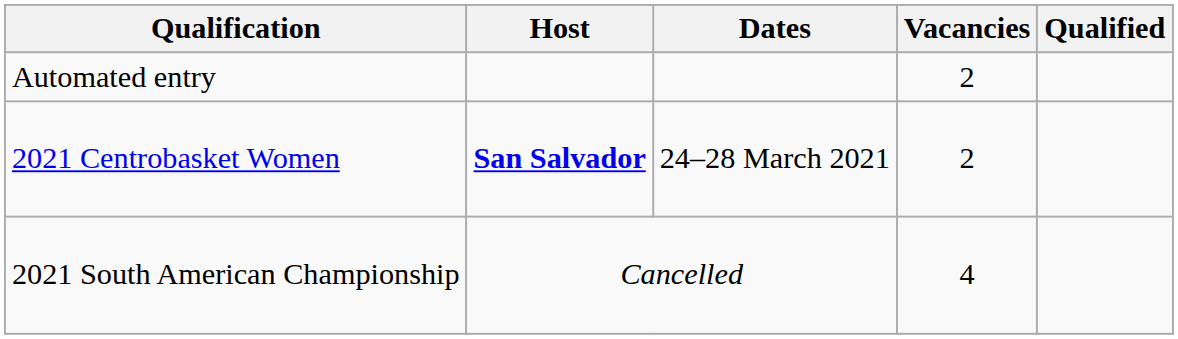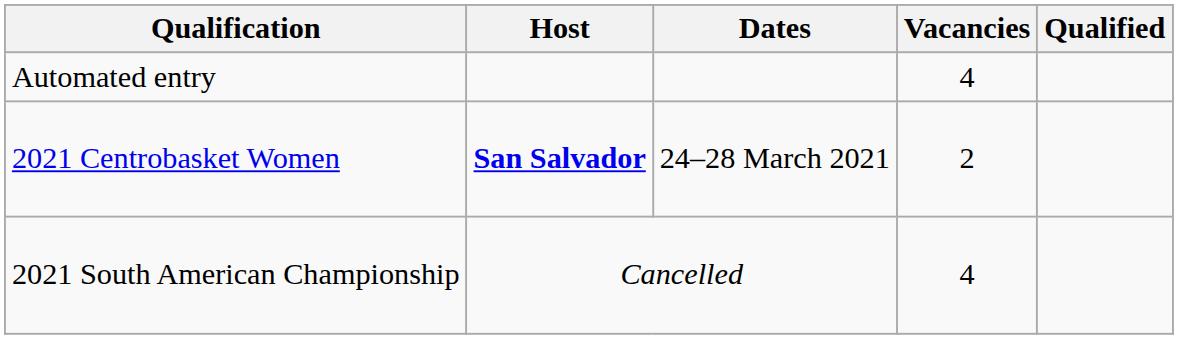(967, 76) 2 -> (967, 76) 4
